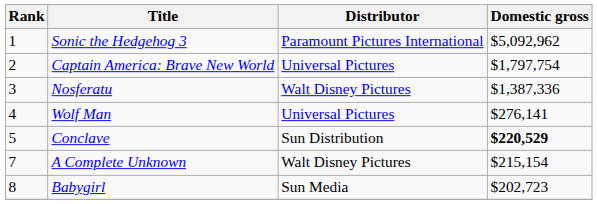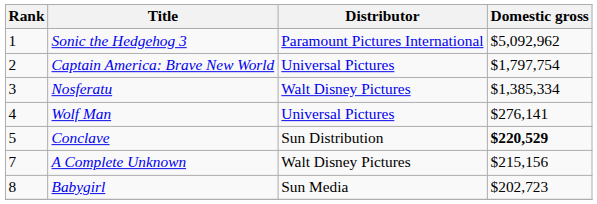(525, 89) $1,387,336 -> (525, 89) $1,385,334
(519, 162) $215,154 -> (519, 162) $215,156
